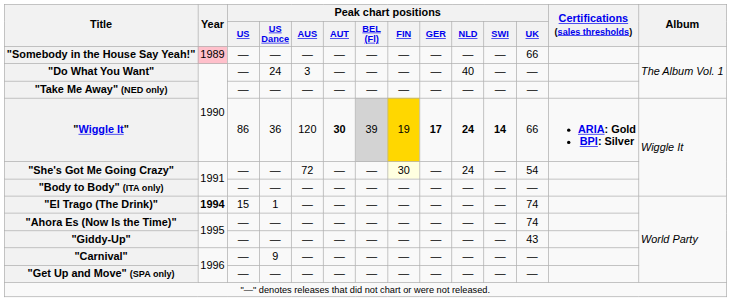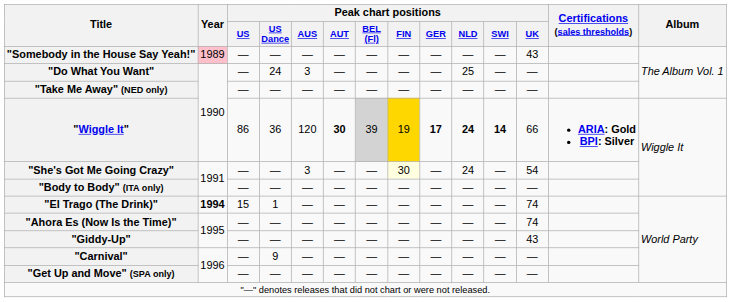(532, 55) 66 -> (532, 55) 43
(468, 72) 40 -> (468, 72) 25
(307, 170) 72 -> (307, 170) 3
